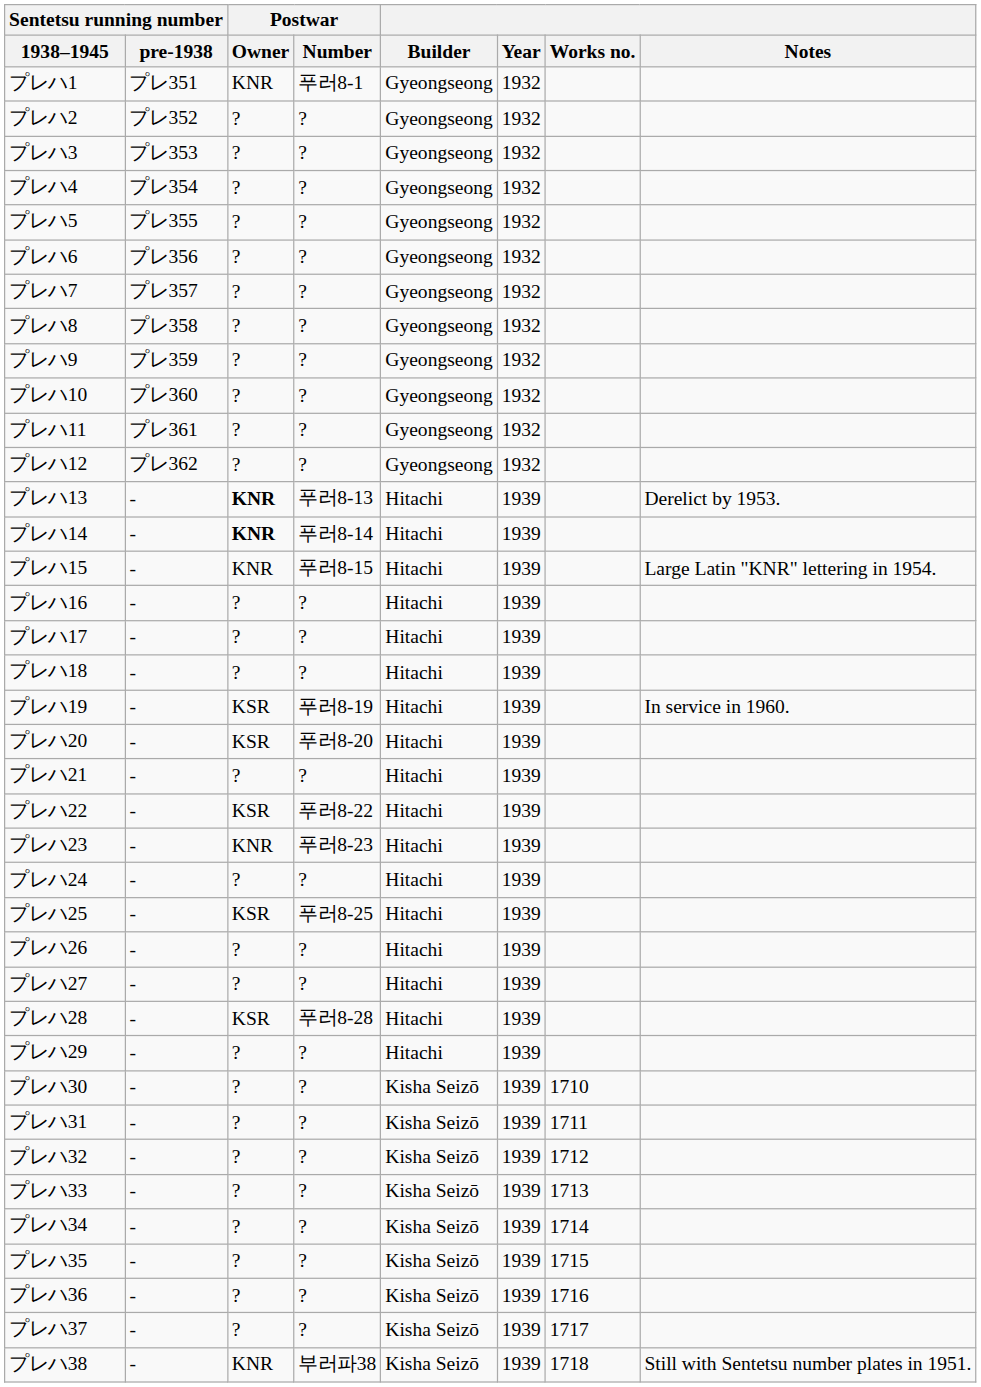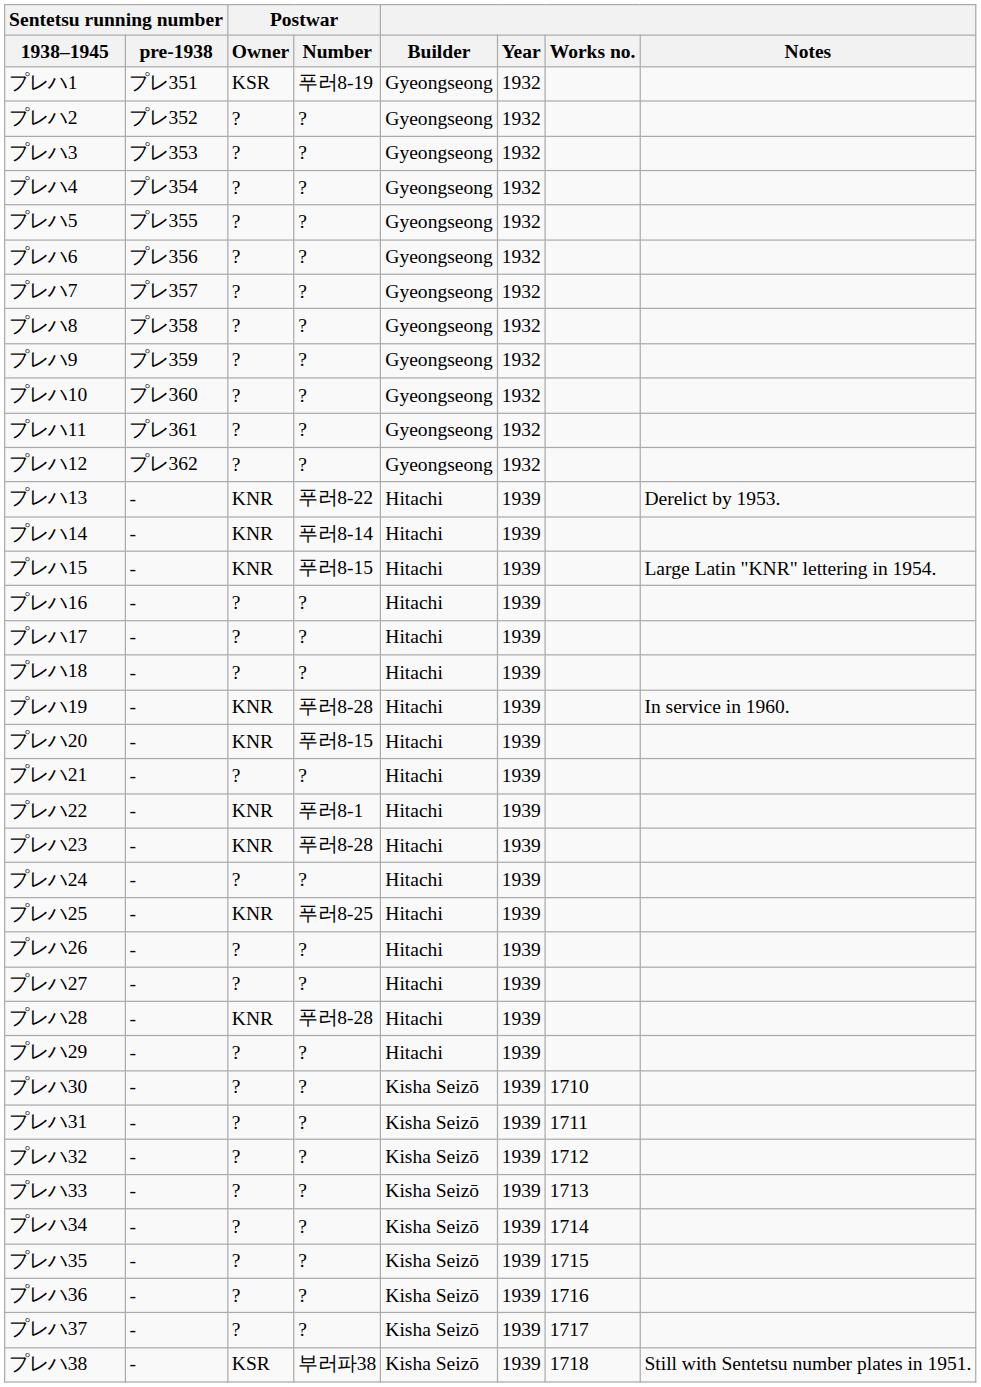(252, 83) KNR -> (251, 83) KSR
(331, 83) 푸러8-1 -> (336, 83) 푸러8-19
(253, 499) bold -> (252, 499) normal
(336, 498) 푸러8-13 -> (336, 498) 푸러8-22
(253, 533) bold -> (252, 533) normal
(251, 706) KSR -> (252, 706) KNR
(336, 706) 푸러8-19 -> (336, 706) 푸러8-28
(251, 741) KSR -> (252, 741) KNR
(336, 740) 푸러8-20 -> (336, 740) 푸러8-15
(251, 810) KSR -> (252, 810) KNR
(336, 810) 푸러8-22 -> (331, 810) 푸러8-1
(336, 844) 푸러8-23 -> (336, 844) 푸러8-28
(251, 914) KSR -> (252, 914) KNR
(251, 1018) KSR -> (252, 1018) KNR
(252, 1364) KNR -> (251, 1364) KSR
